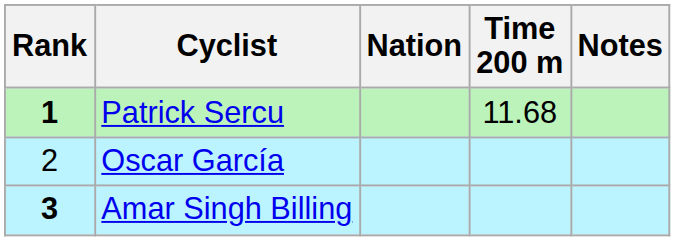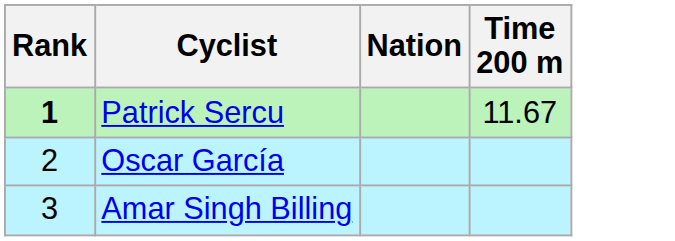- column: (620, 46)
(520, 112) 11.68 -> (520, 112) 11.67
(50, 209) bold -> (50, 209) normal
